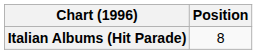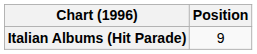(221, 37) 8 -> (221, 37) 9
